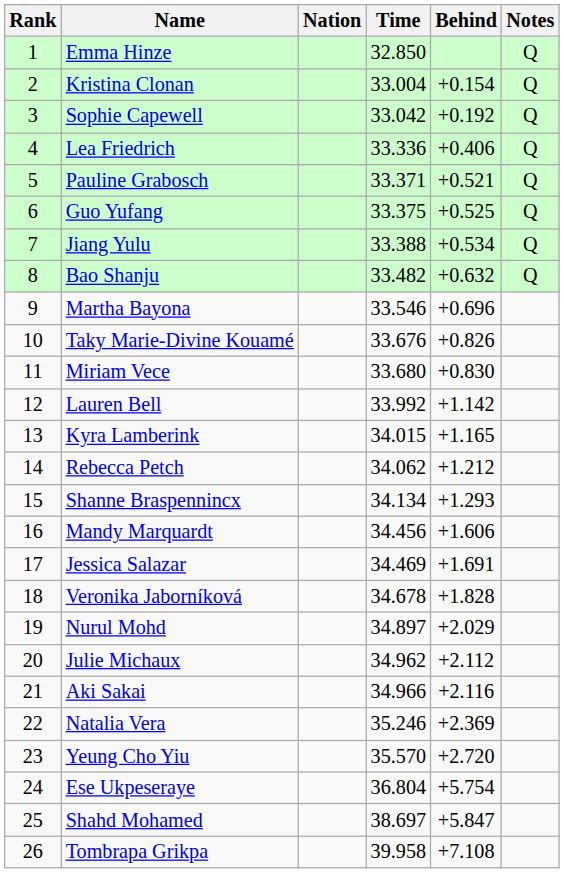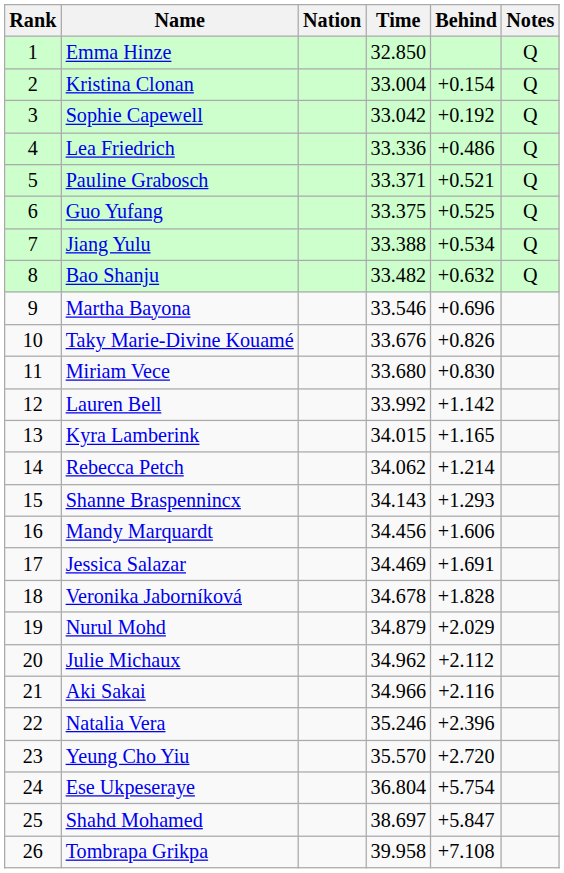(466, 148) +0.406 -> (466, 148) +0.486
(466, 468) +1.212 -> (466, 468) +1.214
(398, 500) 34.134 -> (398, 500) 34.143
(398, 627) 34.897 -> (398, 627) 34.879
(466, 723) +2.369 -> (466, 723) +2.396
